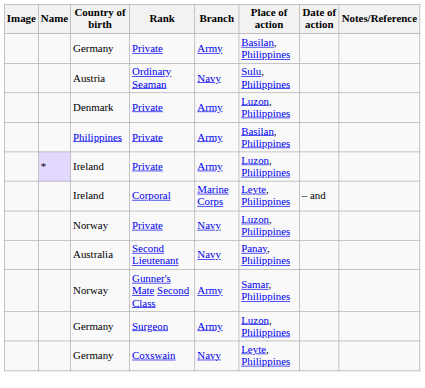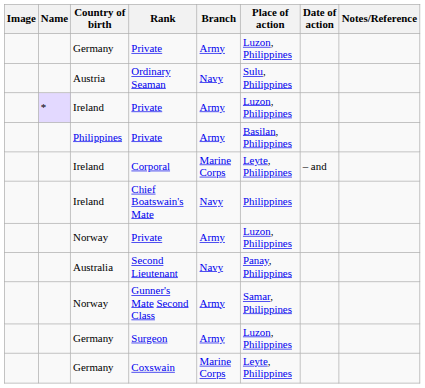(266, 48) Basilan, Philippines -> (267, 48) Luzon, Philippines
- row: (93, 107)
rows swapped: (88, 166) <-> (98, 137)
+ row: (88, 202)
(209, 225) Navy -> (212, 237) Army
(209, 355) Navy -> (215, 368) Marine Corps
